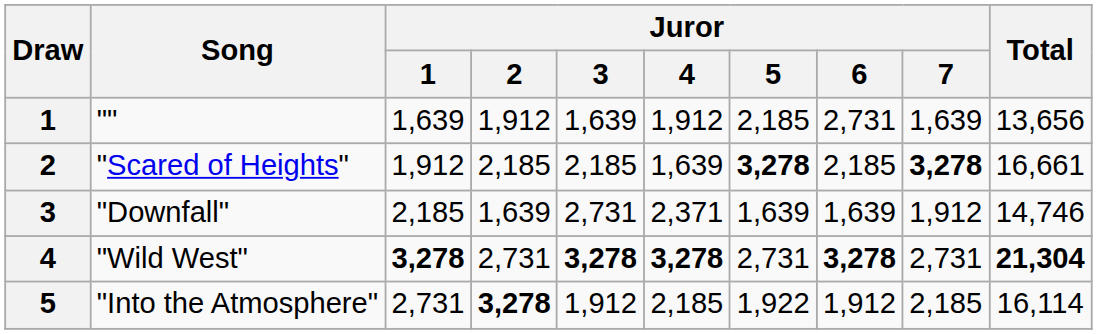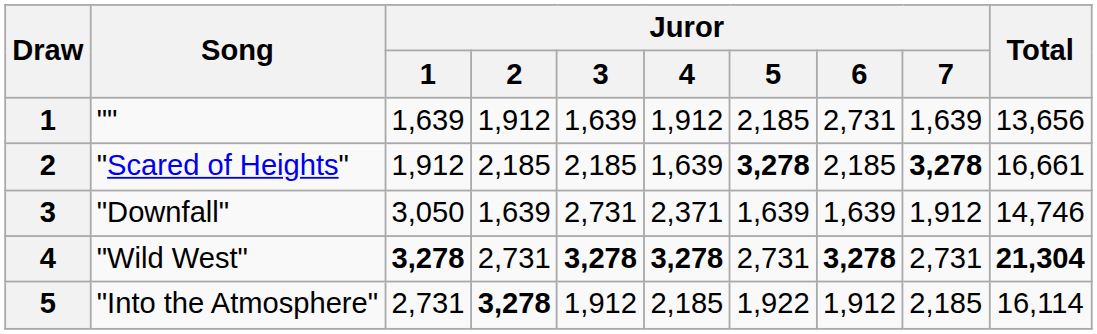(428, 212) 2,185 -> (428, 212) 3,050
